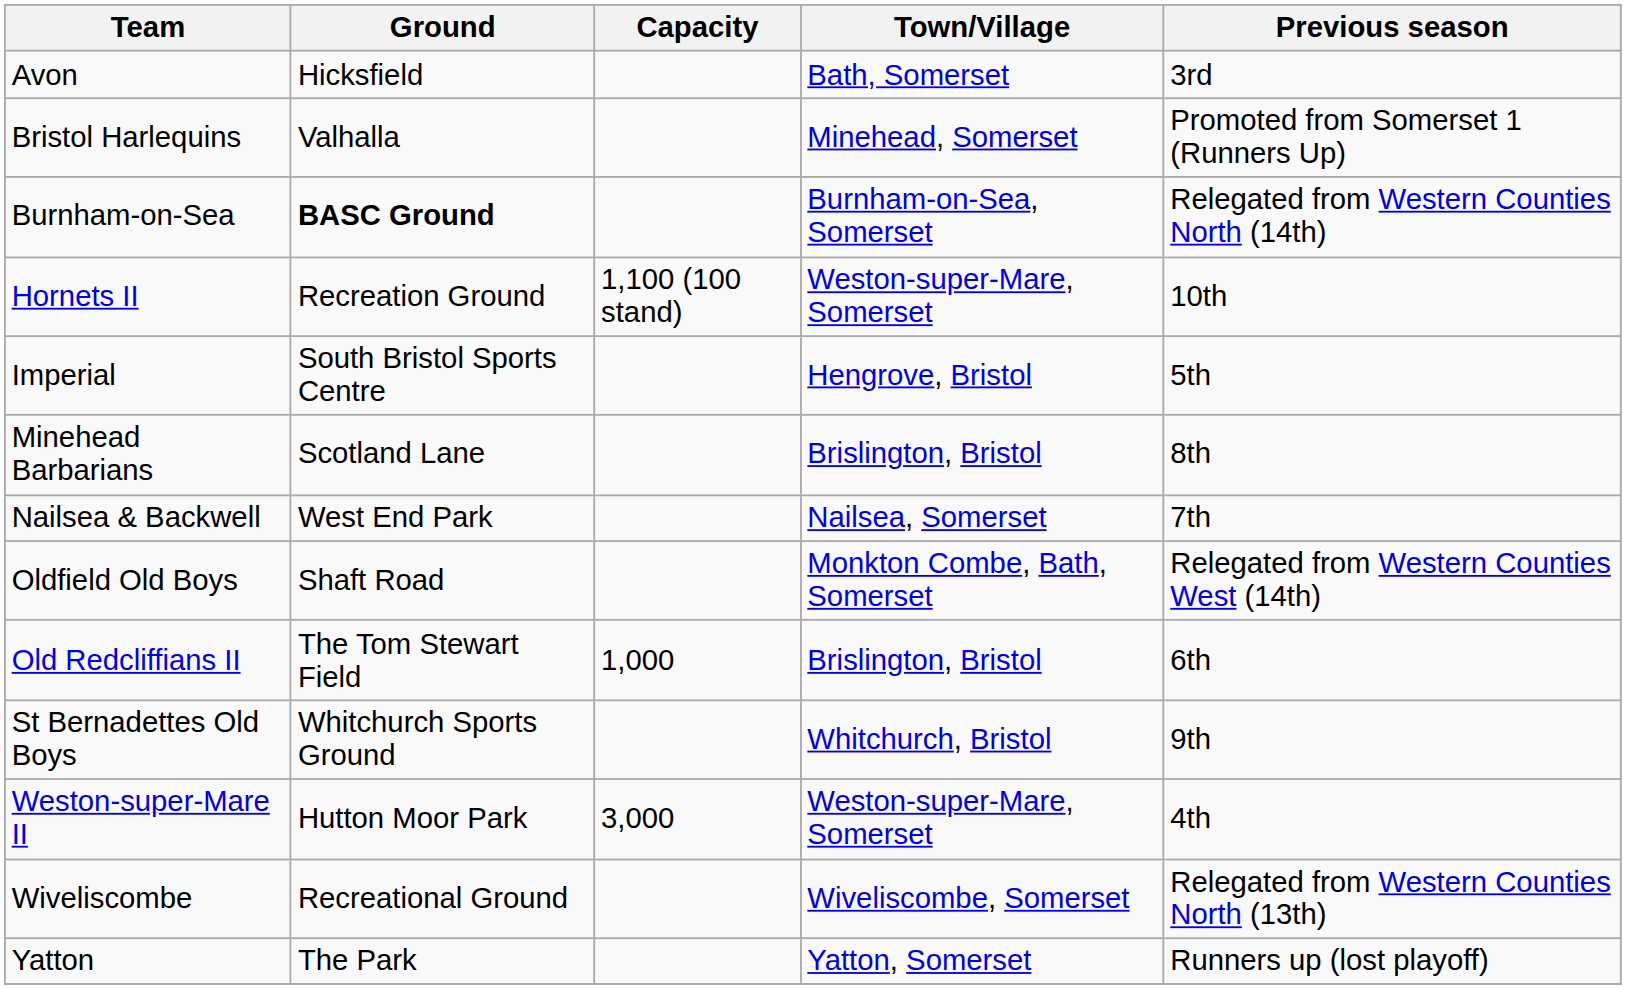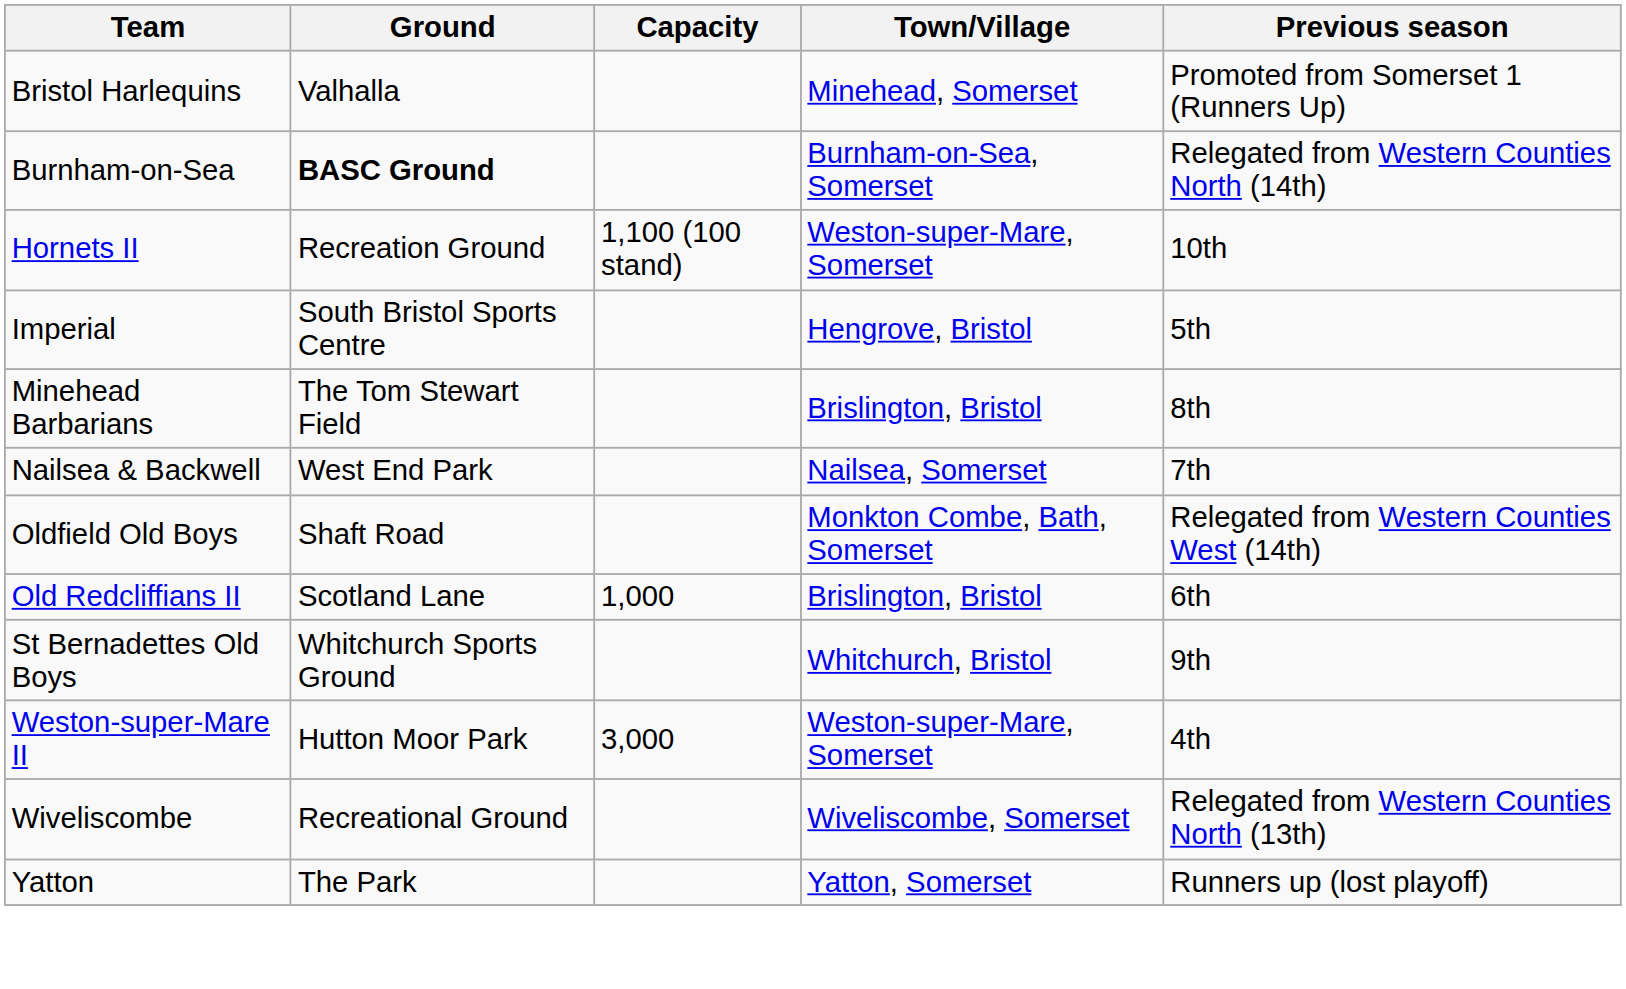- row: (45, 74)
(392, 454) Scotland Lane -> (408, 408) The Tom Stewart Field
(408, 659) The Tom Stewart Field -> (392, 596) Scotland Lane
